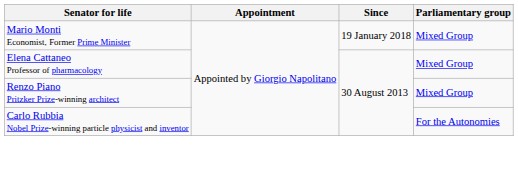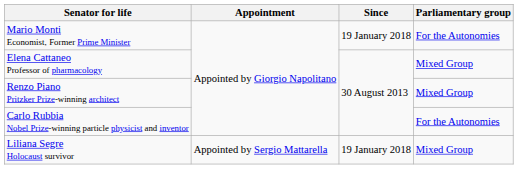(444, 35) Mixed Group -> (458, 35) For the Autonomies
+ row: (40, 150)
